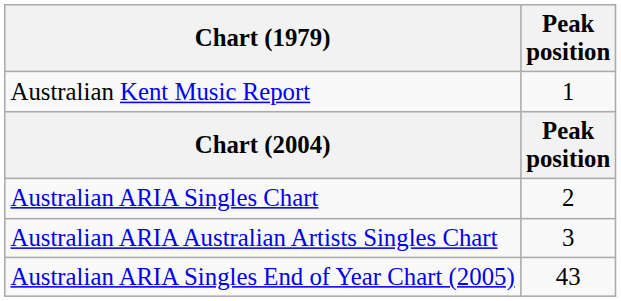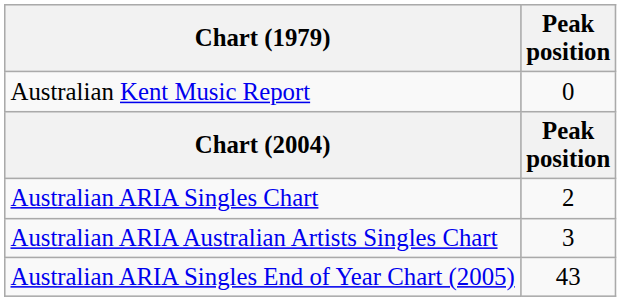(568, 91) 1 -> (568, 91) 0
